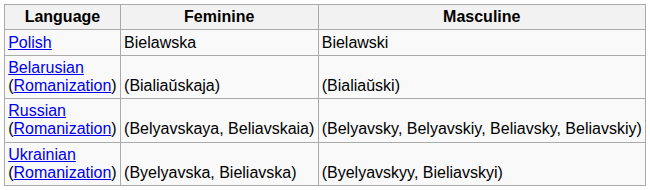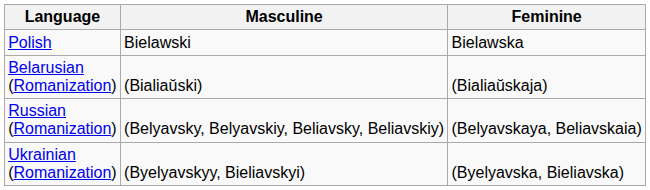columns swapped: (482, 17) <-> (219, 17)
